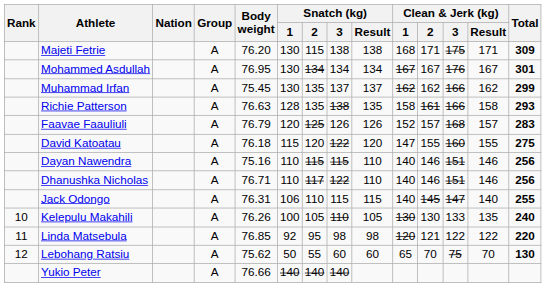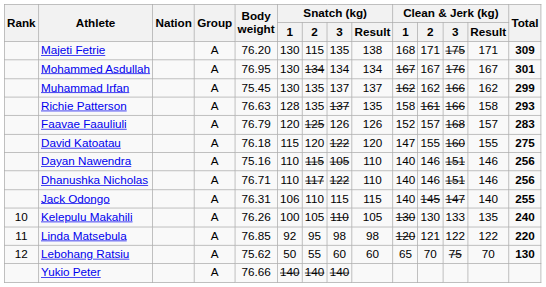(339, 50) 138 -> (339, 50) 135
(339, 106) 138 -> (339, 106) 137
(339, 161) 115 -> (339, 161) 105
